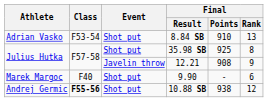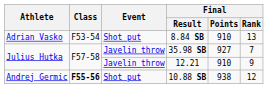(122, 50) Shot put -> (134, 50) Javelin throw
(224, 50) 925 -> (224, 50) 927
(252, 50) 8 -> (252, 50) 7
(224, 63) 908 -> (224, 63) 910
- row: (187, 76)
